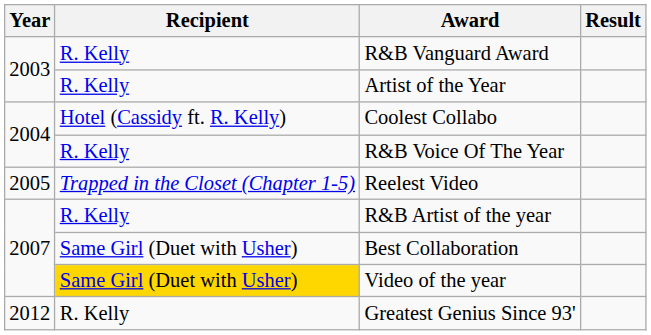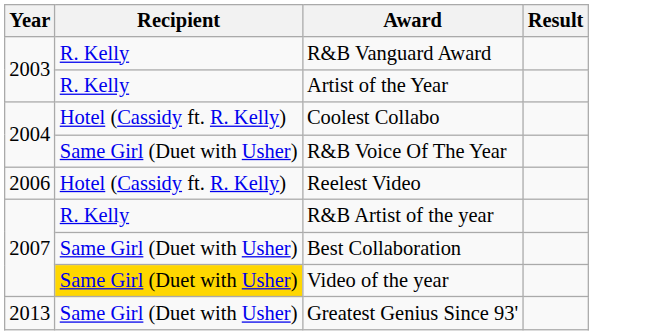(94, 150) R. Kelly -> (179, 150) Same Girl (Duet with Usher)
(30, 183) 2005 -> (30, 183) 2006
(207, 183) Trapped in the Closet (Chapter 1-5) -> (173, 183) Hotel (Cassidy ft. R. Kelly)
(30, 313) 2012 -> (30, 313) 2013
(94, 313) R. Kelly -> (179, 313) Same Girl (Duet with Usher)
